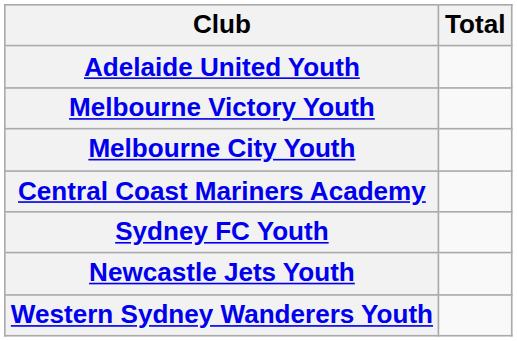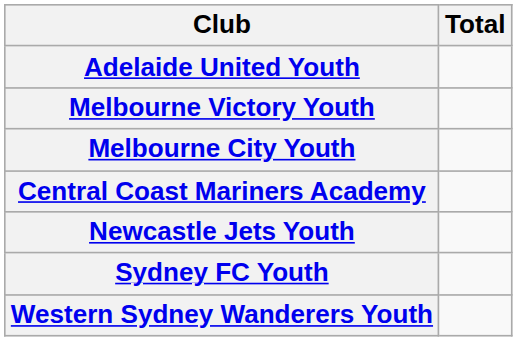rows swapped: (222, 231) <-> (222, 273)
